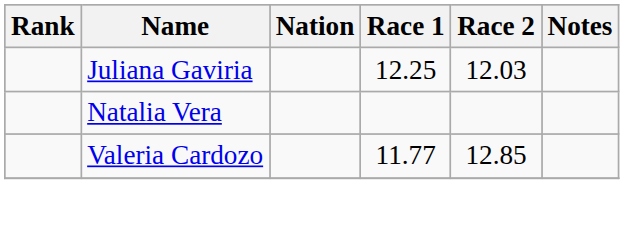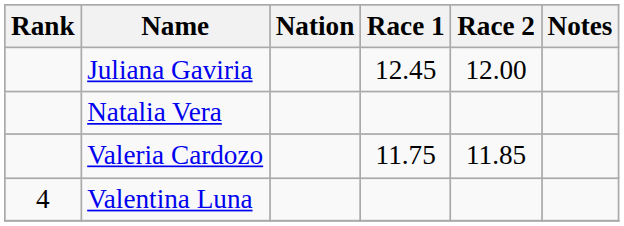(406, 69) 12.25 -> (406, 69) 12.45
(496, 69) 12.03 -> (496, 69) 12.00
(406, 155) 11.77 -> (406, 155) 11.75
(496, 155) 12.85 -> (496, 155) 11.85
+ row: (170, 198)
